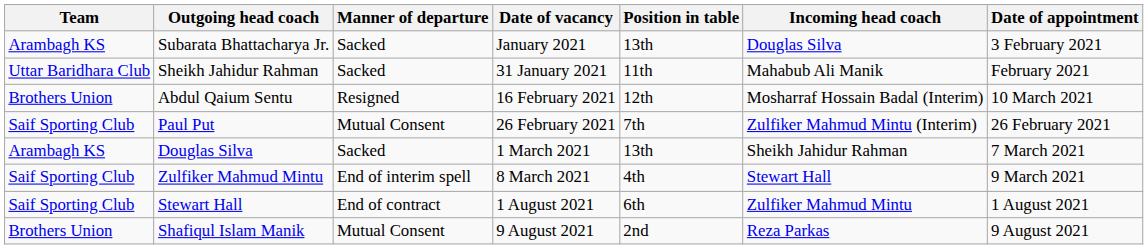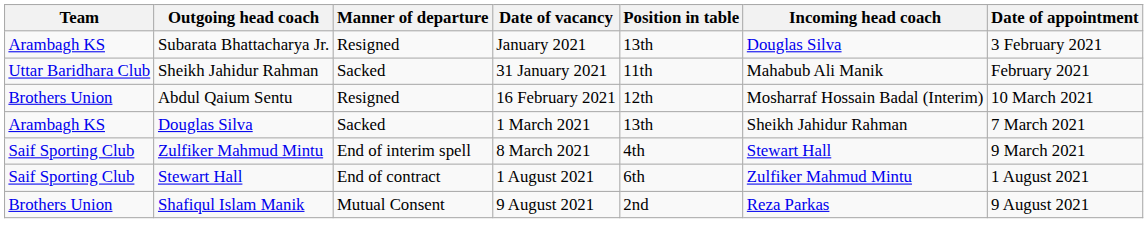(361, 44) Sacked -> (368, 44) Resigned
- row: (186, 124)
